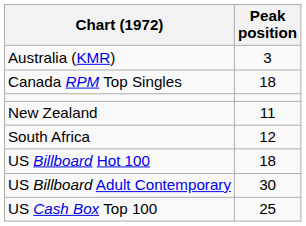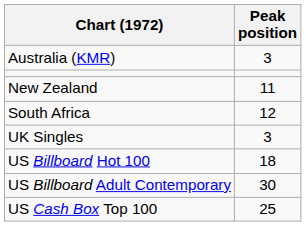- row: (95, 81)
+ row: (46, 137)
